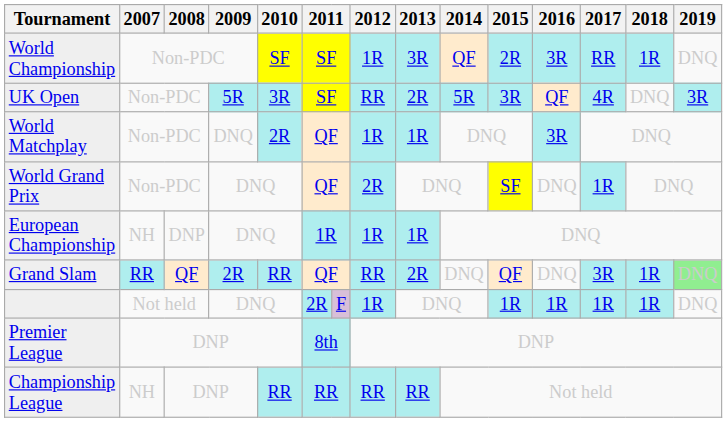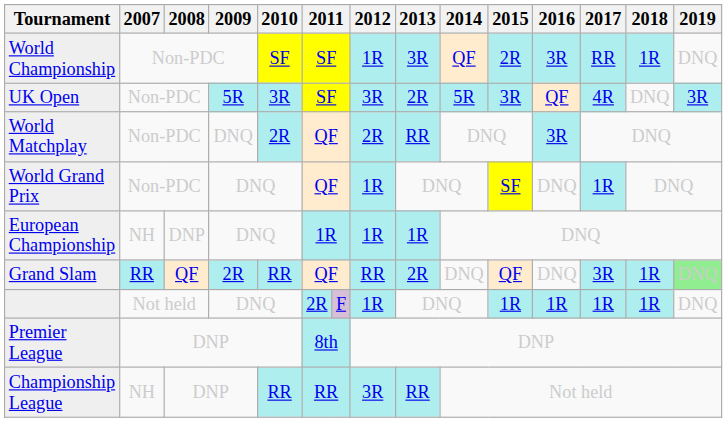(373, 97) RR -> (373, 97) 3R
(373, 136) 1R -> (373, 136) 2R
(418, 136) 1R -> (418, 136) RR
(373, 185) 2R -> (373, 185) 1R
(373, 392) RR -> (373, 392) 3R
